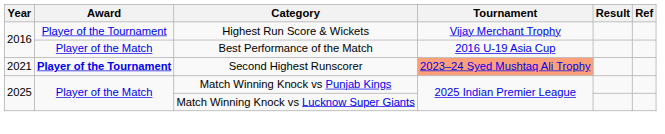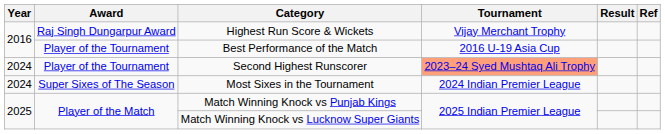(104, 31) Player of the Tournament -> (106, 31) Raj Singh Dungarpur Award
(104, 48) Player of the Match -> (106, 48) Player of the Tournament
(19, 66) 2021 -> (19, 66) 2024
(104, 66) bold -> (106, 66) normal
+ row: (300, 84)
